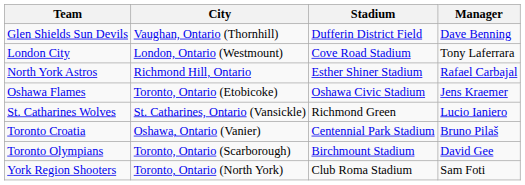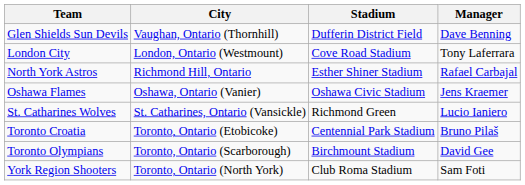(206, 92) Toronto, Ontario (Etobicoke) -> (197, 92) Oshawa, Ontario (Vanier)
(197, 131) Oshawa, Ontario (Vanier) -> (206, 131) Toronto, Ontario (Etobicoke)
